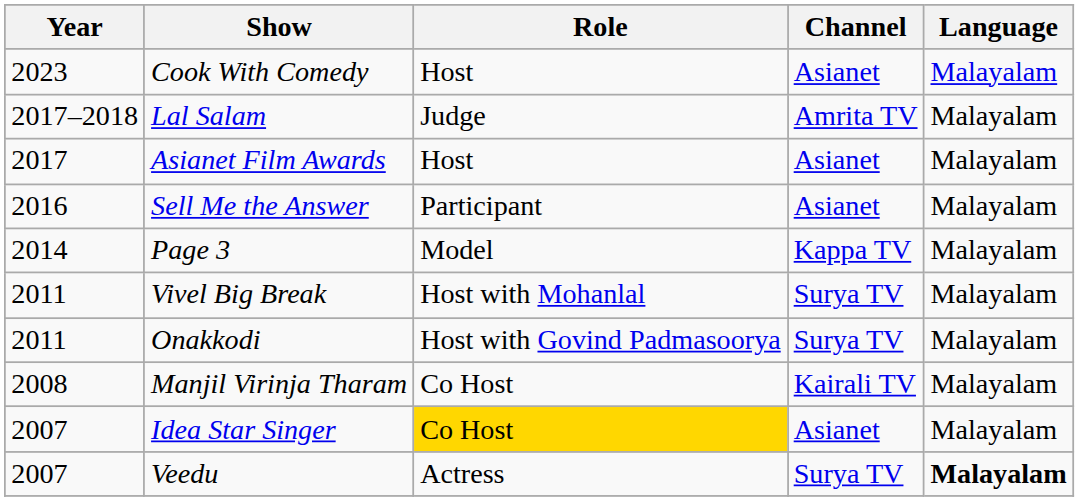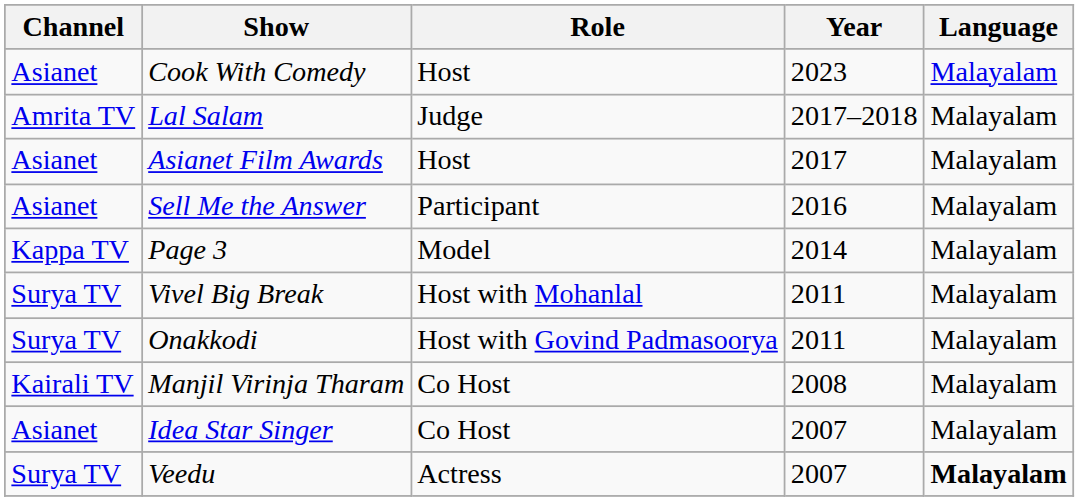columns swapped: (75, 26) <-> (856, 26)
(467, 428) gold background -> (464, 428) no background
